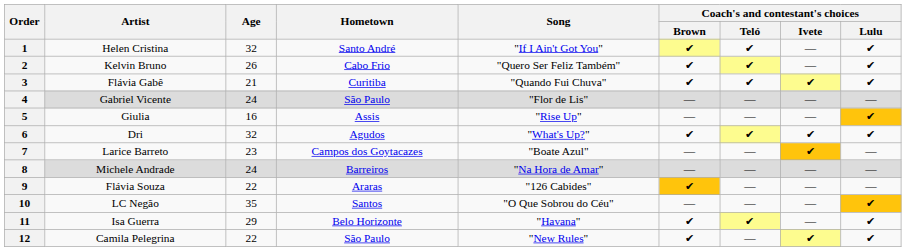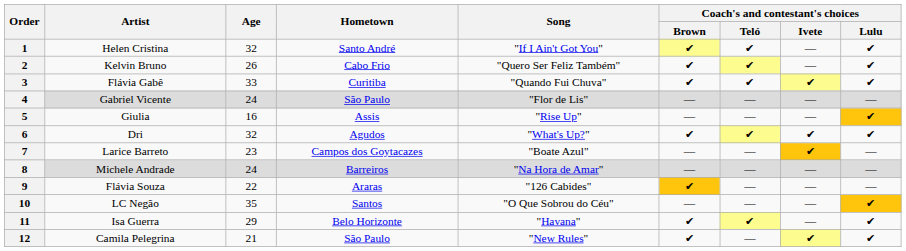(251, 82) 21 -> (251, 82) 33
(251, 238) 22 -> (251, 238) 21
